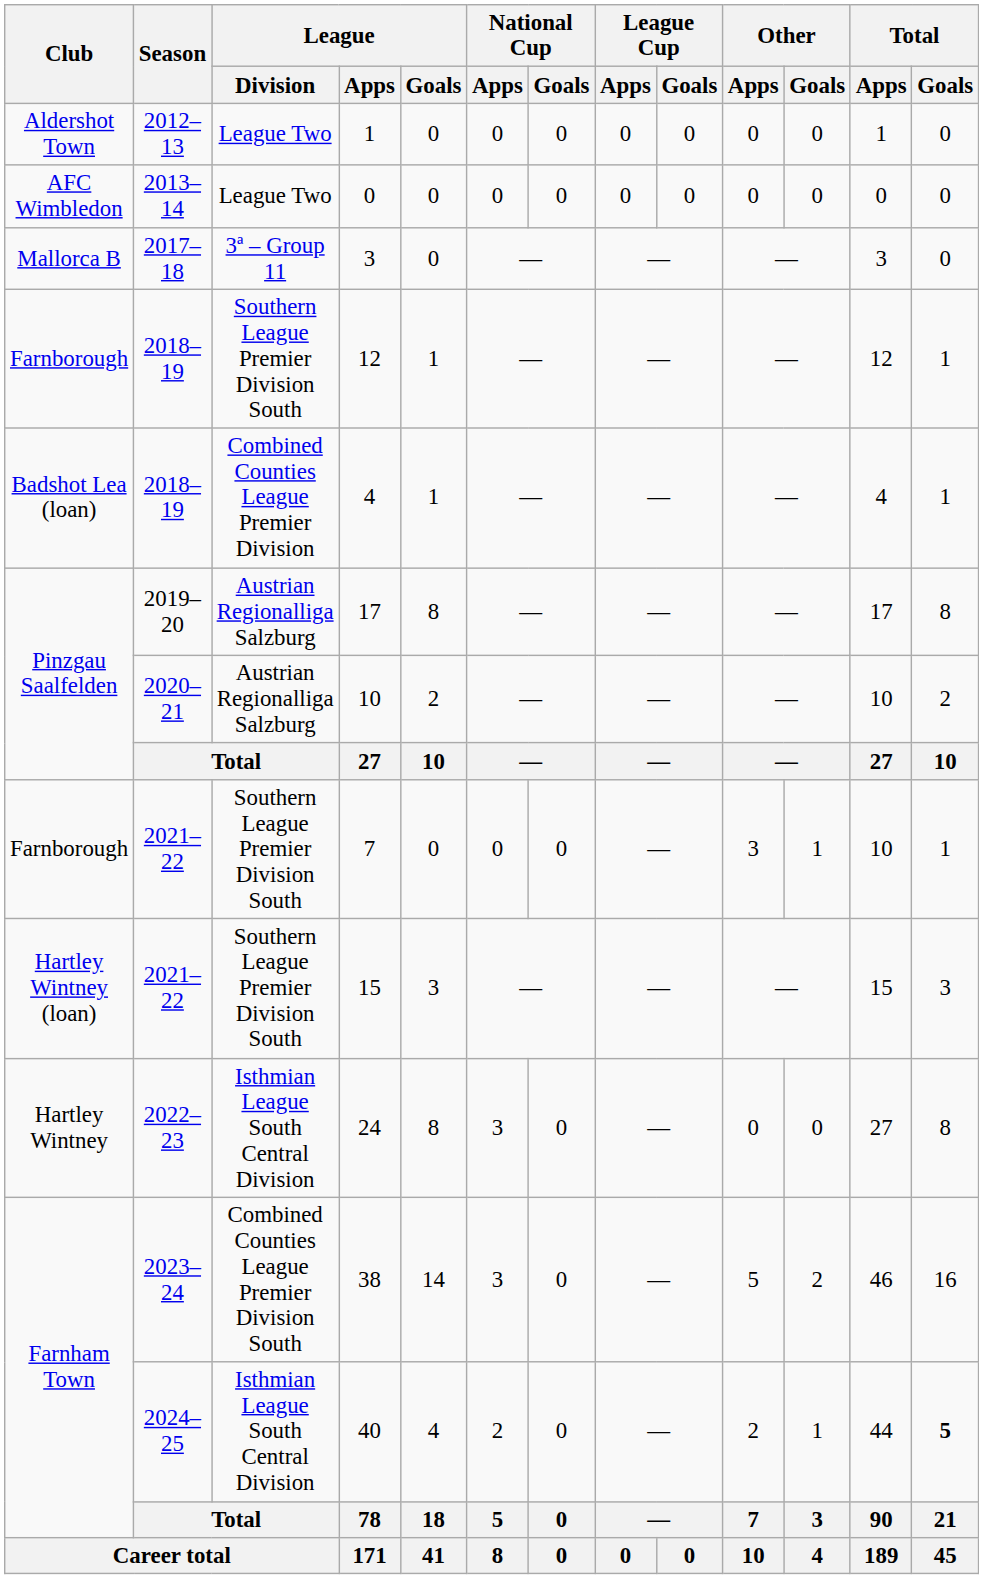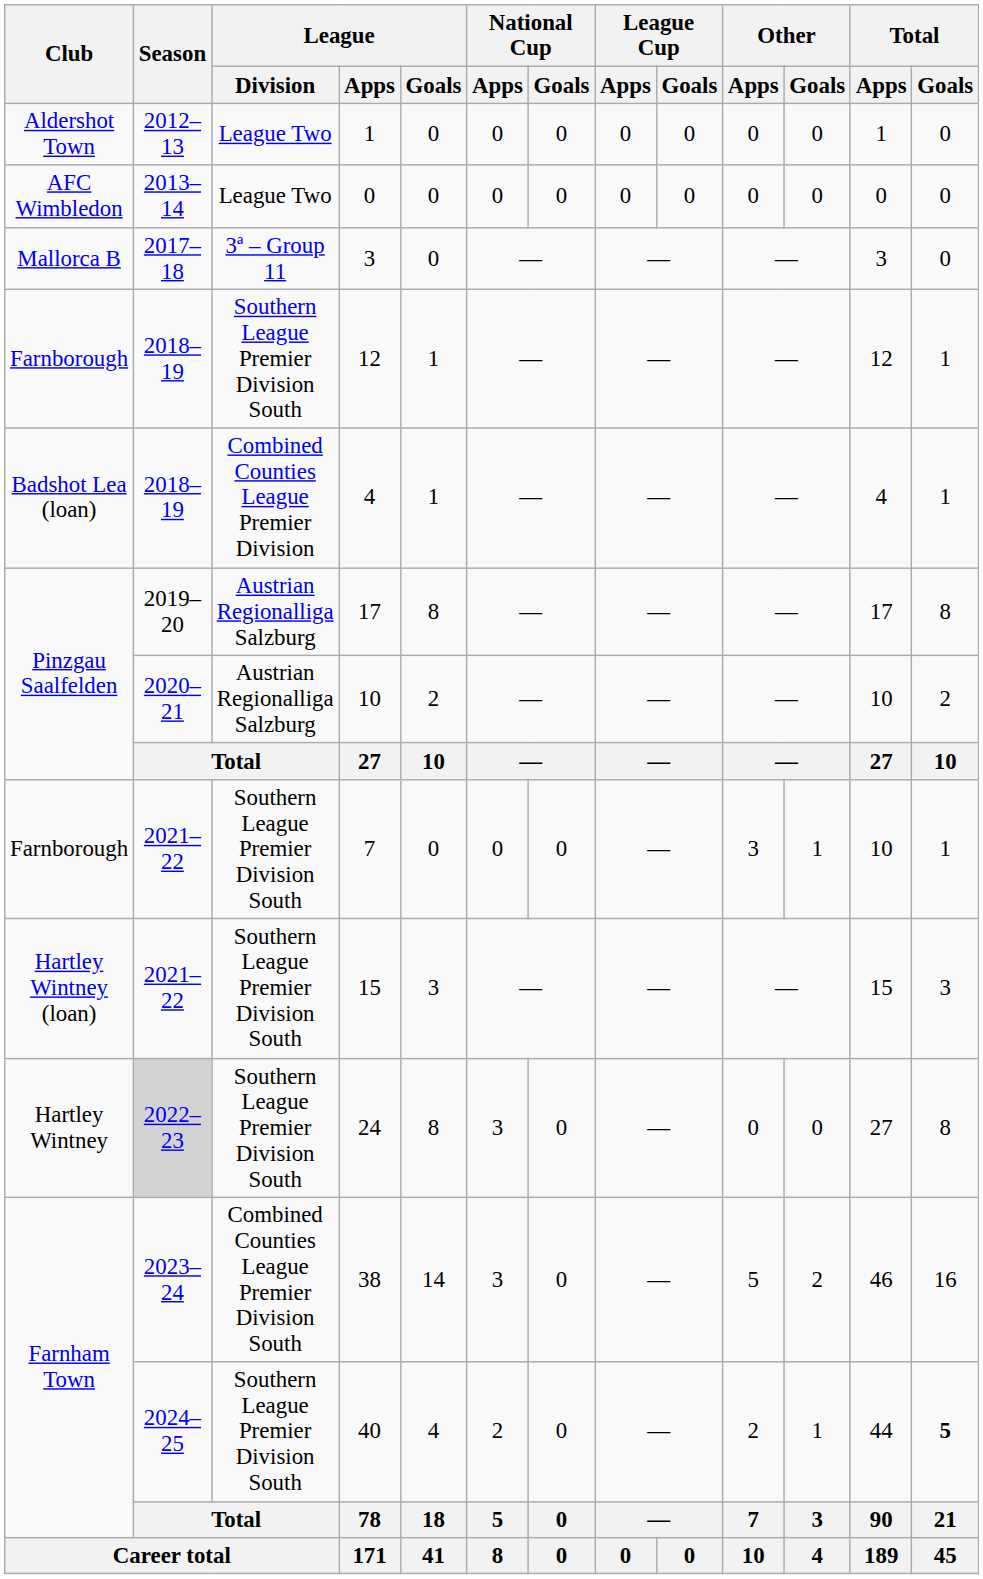(172, 1127) no background -> (172, 1127) lightgrey background
(275, 1127) Isthmian League South Central Division -> (275, 1127) Southern League Premier Division South
(275, 1431) Isthmian League South Central Division -> (275, 1431) Southern League Premier Division South
